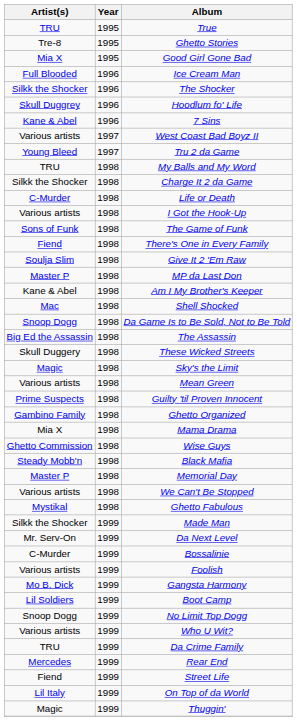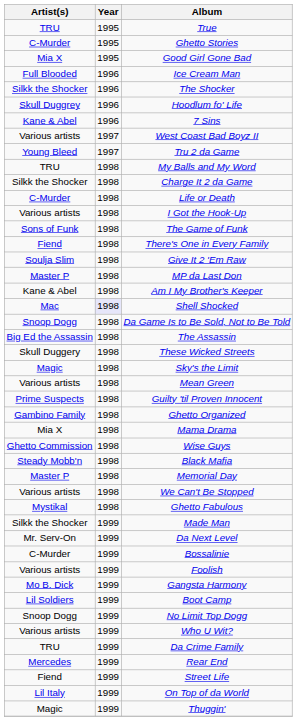(50, 43) Tre-8 -> (50, 43) C-Murder
(108, 306) no background -> (108, 306) lavender background
